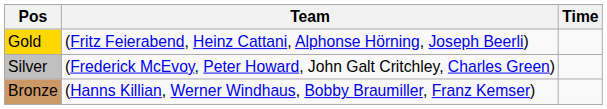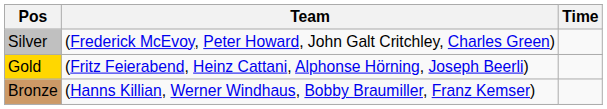rows swapped: (25, 41) <-> (28, 66)
